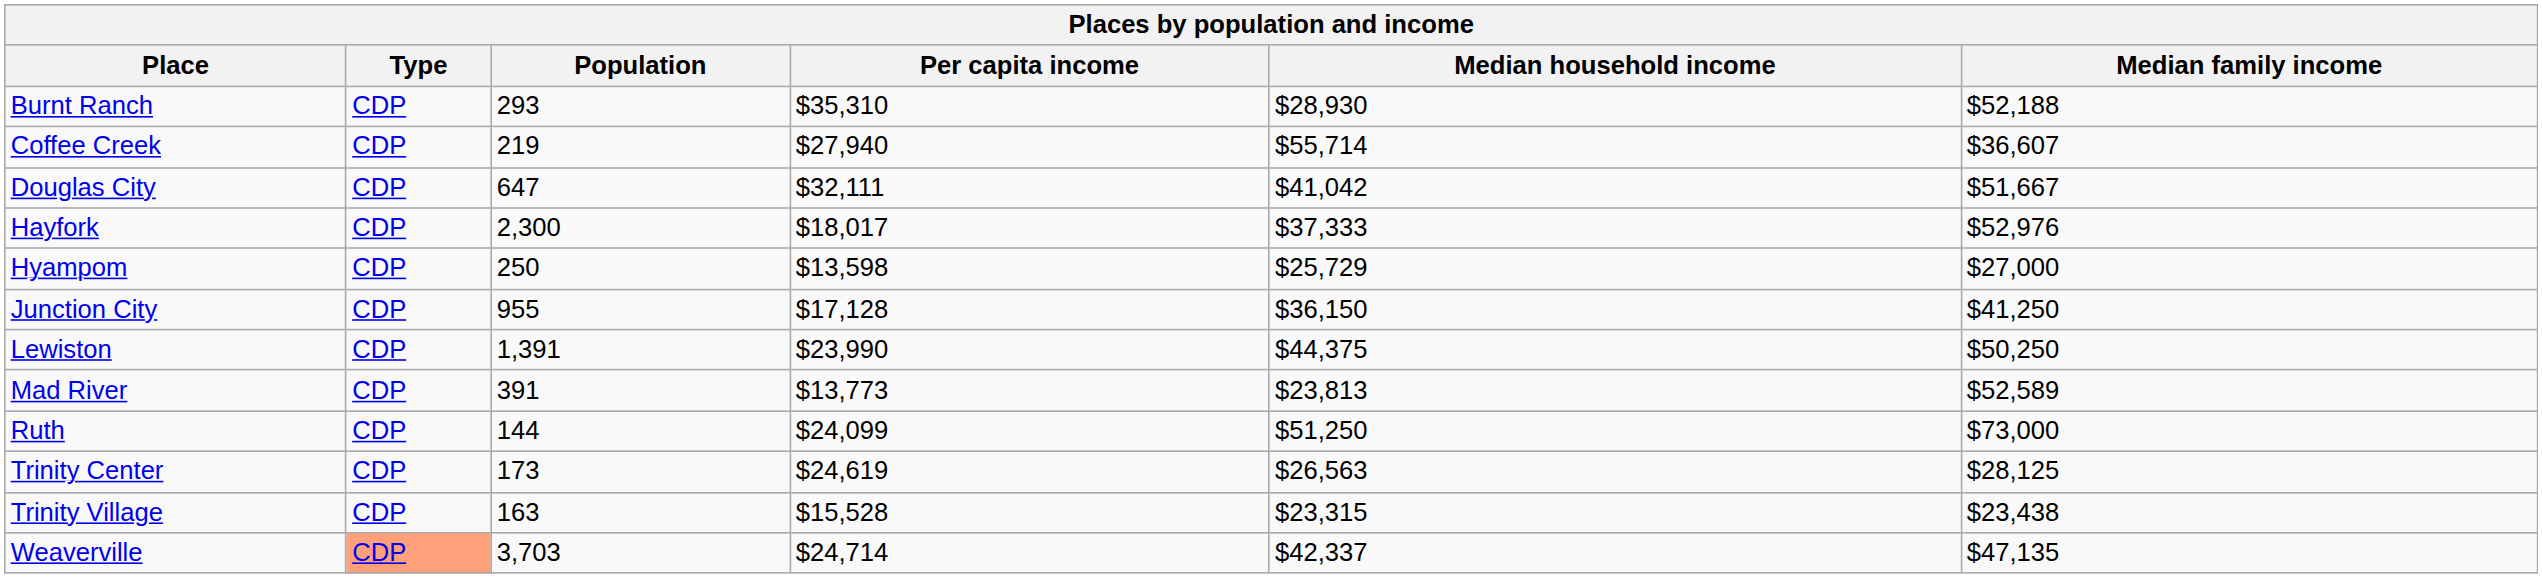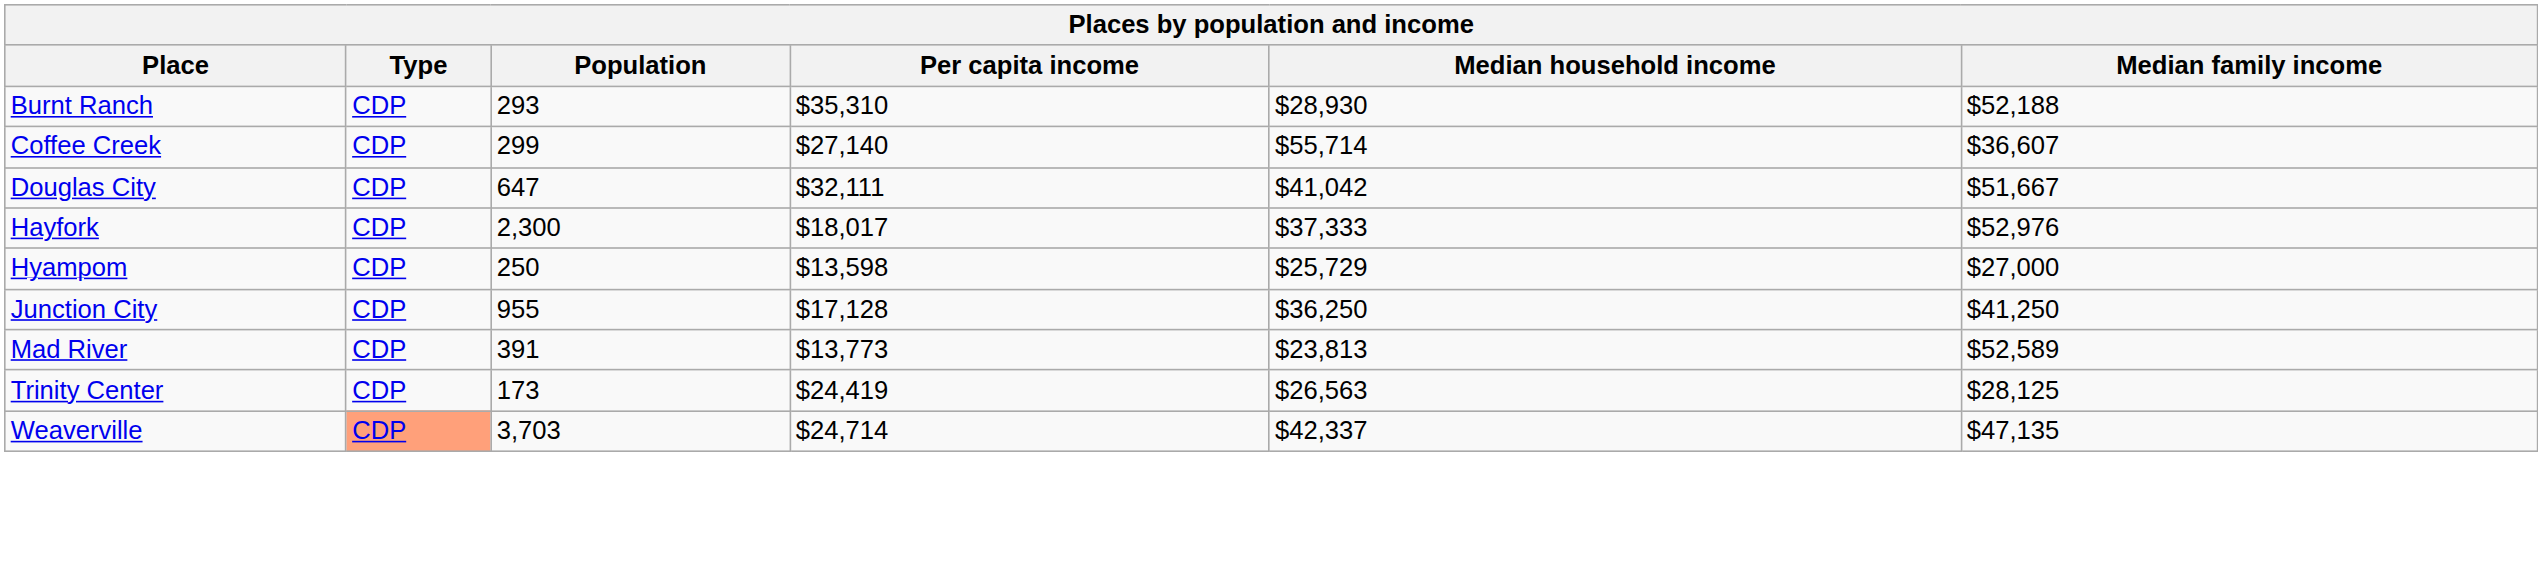(518, 146) 219 -> (518, 146) 299
(842, 146) $27,940 -> (842, 146) $27,140
(1321, 308) $36,150 -> (1321, 308) $36,250
- row: (61, 349)
- row: (38, 430)
(842, 471) $24,619 -> (842, 390) $24,419
- row: (87, 512)
